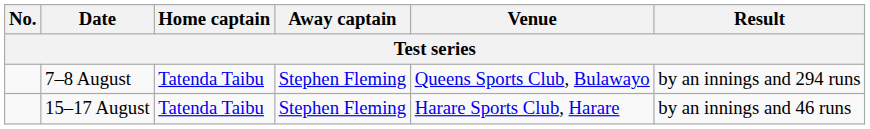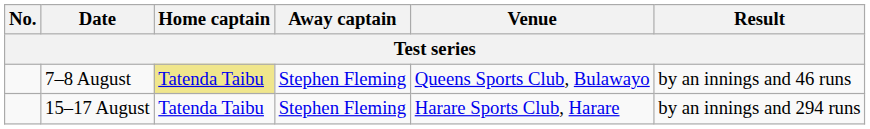(211, 78) no background -> (211, 78) khaki background
(759, 78) by an innings and 294 runs -> (755, 78) by an innings and 46 runs
(755, 108) by an innings and 46 runs -> (759, 108) by an innings and 294 runs
